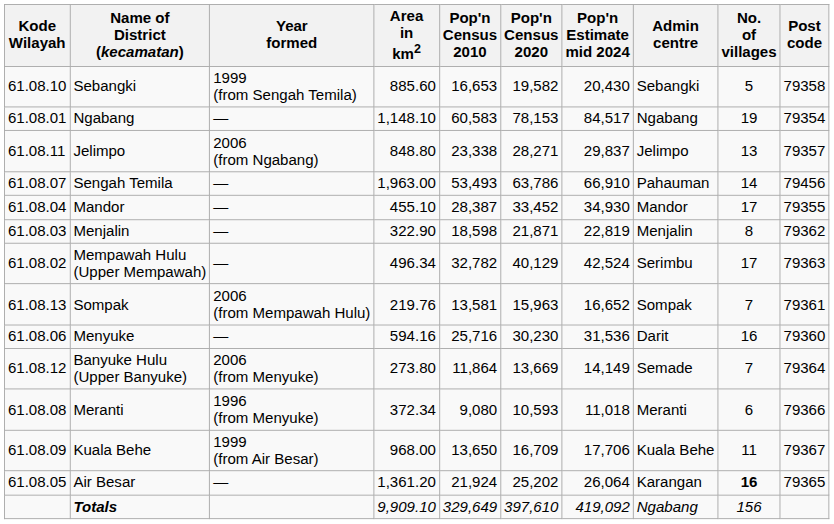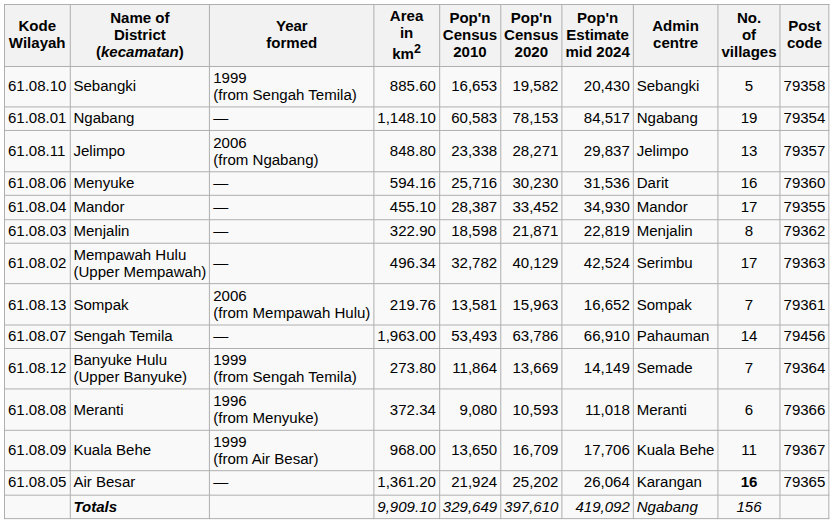rows swapped: (123, 183) <-> (104, 336)
(266, 368) 2006 (from Menyuke) -> (285, 368) 1999 (from Sengah Temila)
